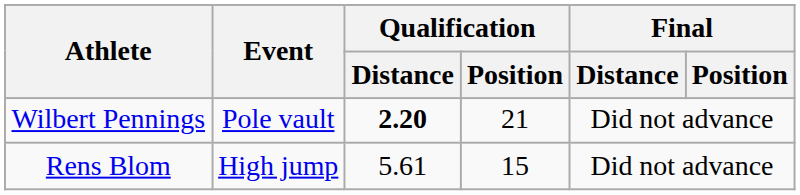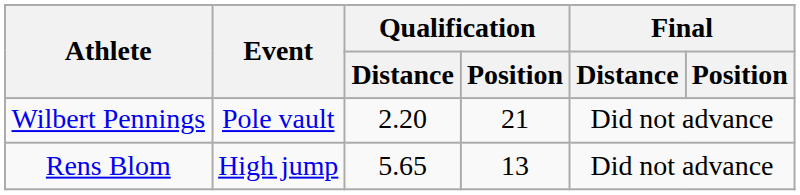(403, 120) bold -> (403, 120) normal
(403, 166) 5.61 -> (403, 166) 5.65
(515, 166) 15 -> (515, 166) 13
